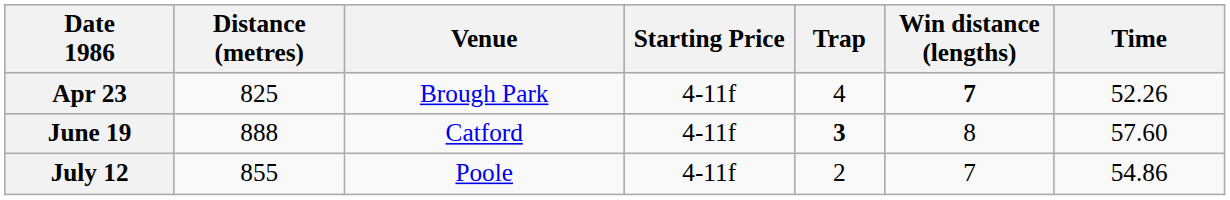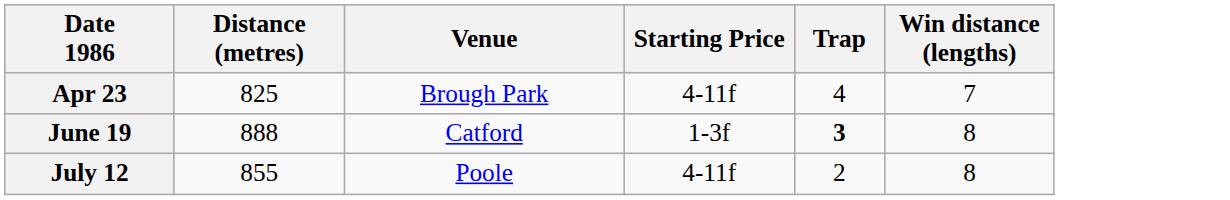- column: (1139, 38)
(969, 93) bold -> (969, 93) normal
(709, 133) 4-11f -> (709, 133) 1-3f
(969, 173) 7 -> (969, 173) 8
